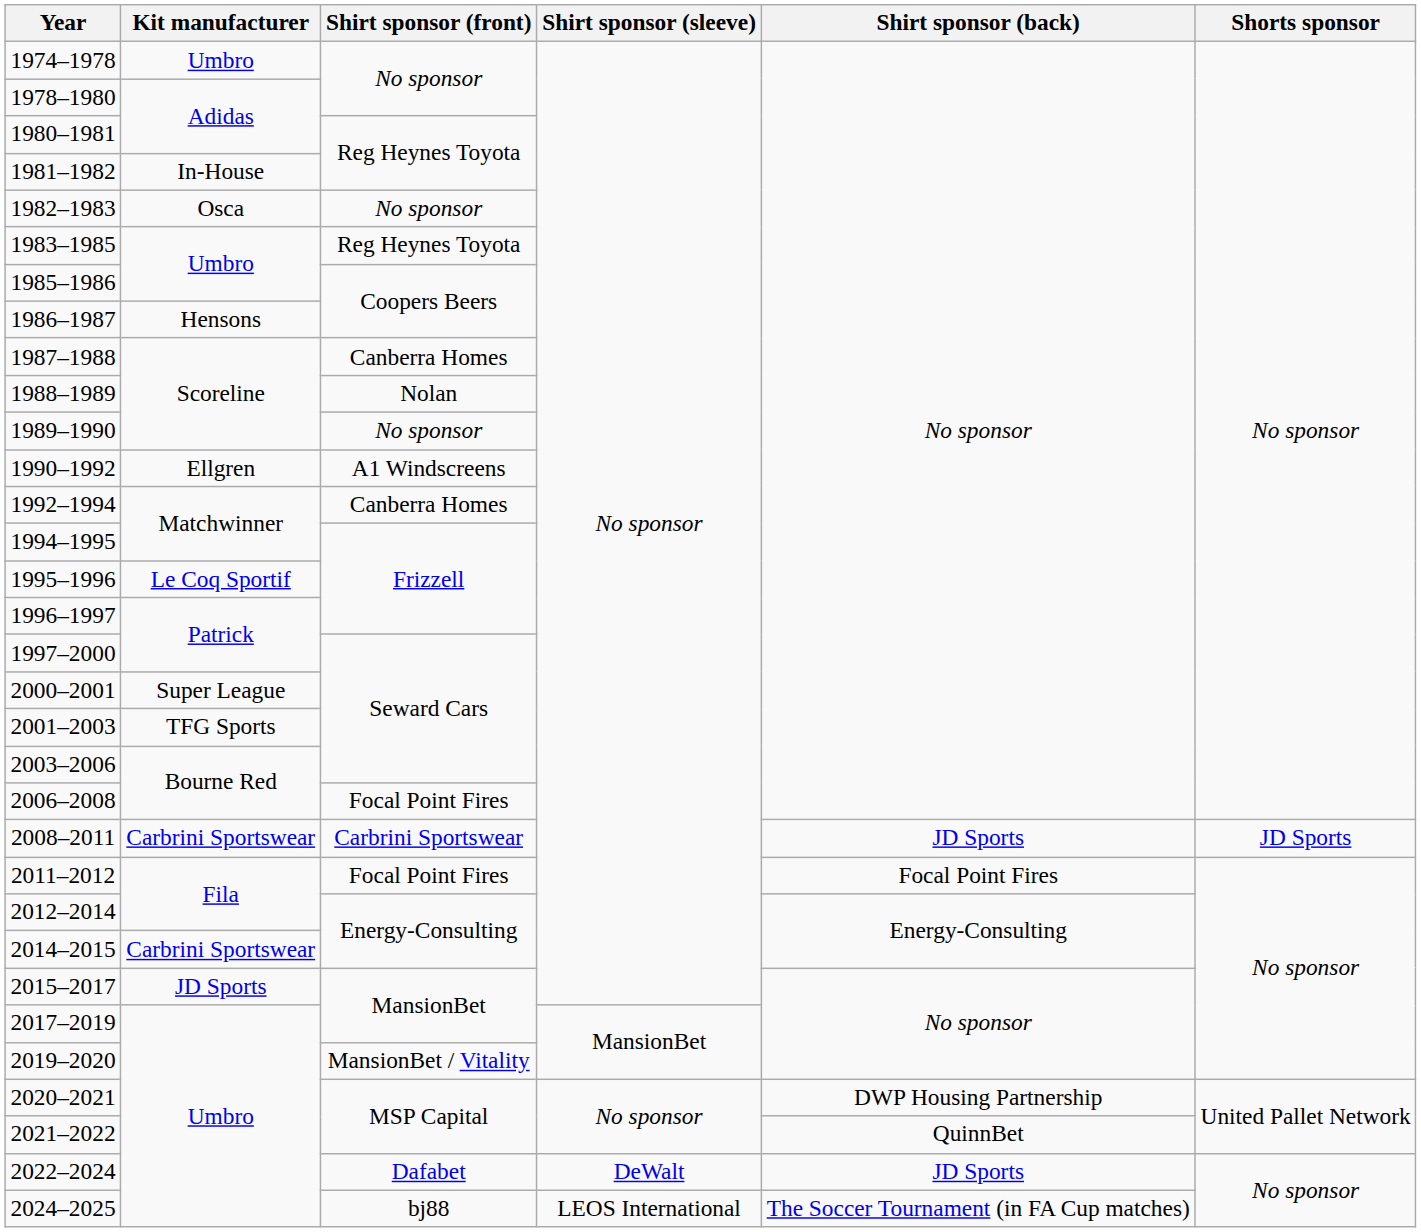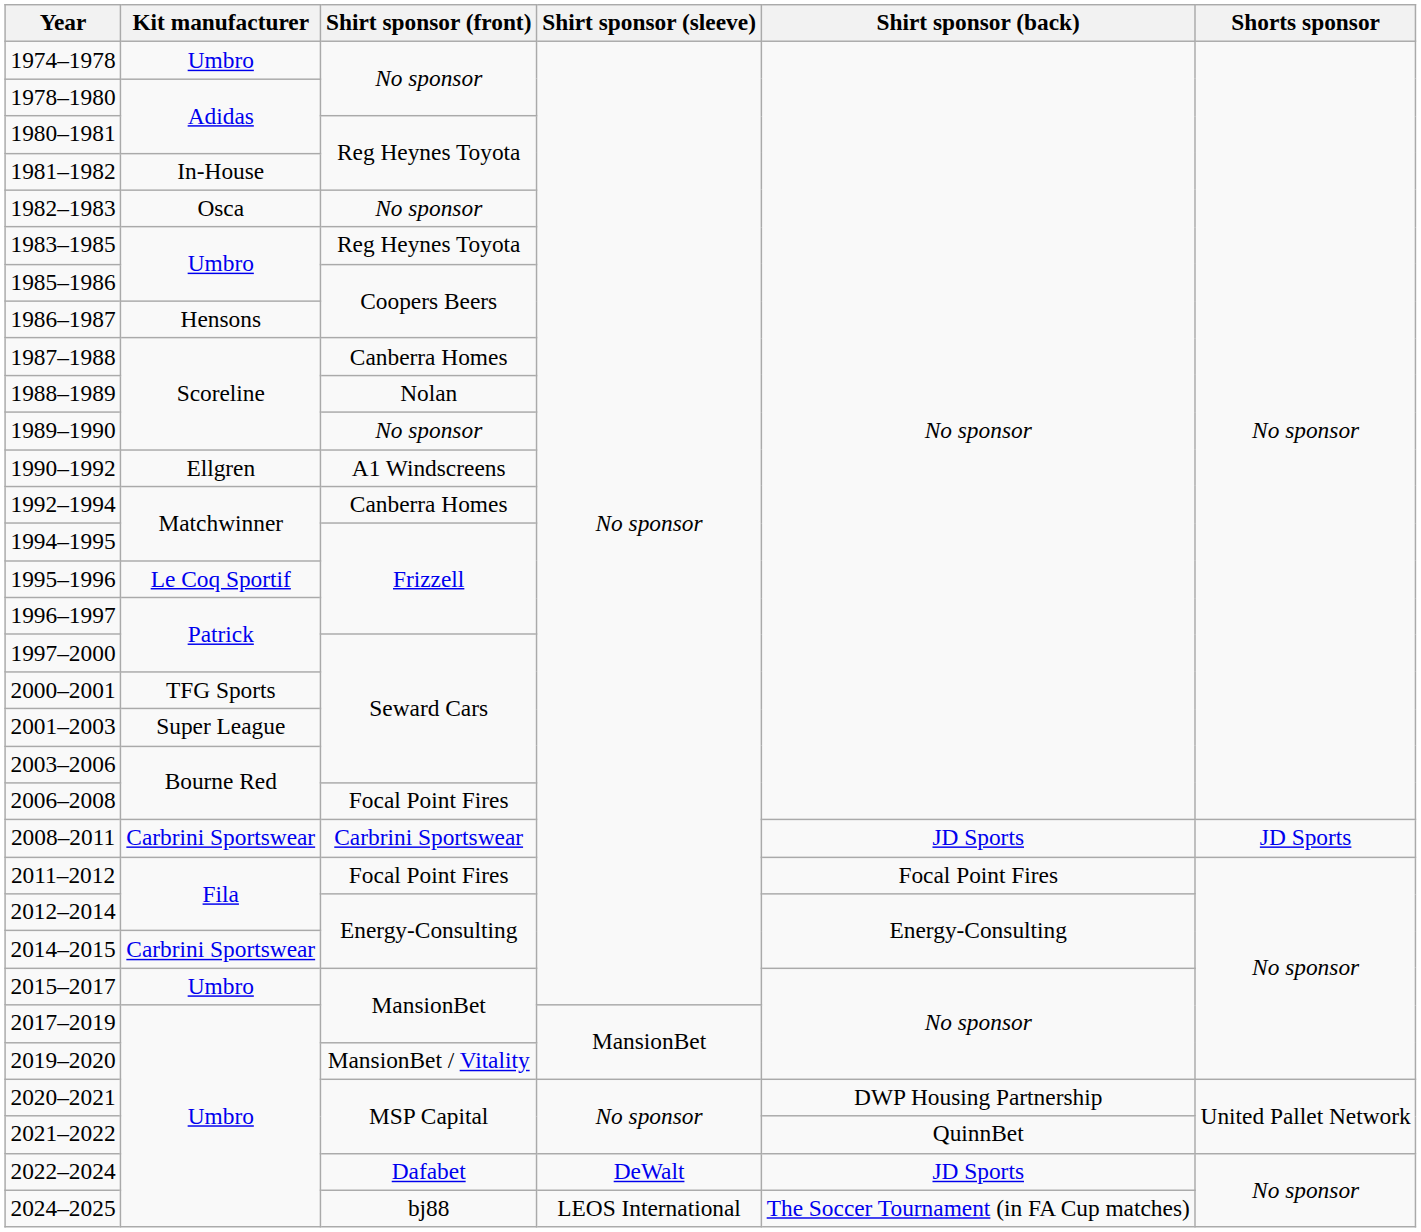(221, 689) Super League -> (221, 689) TFG Sports
(221, 726) TFG Sports -> (221, 726) Super League
(221, 986) JD Sports -> (221, 986) Umbro
